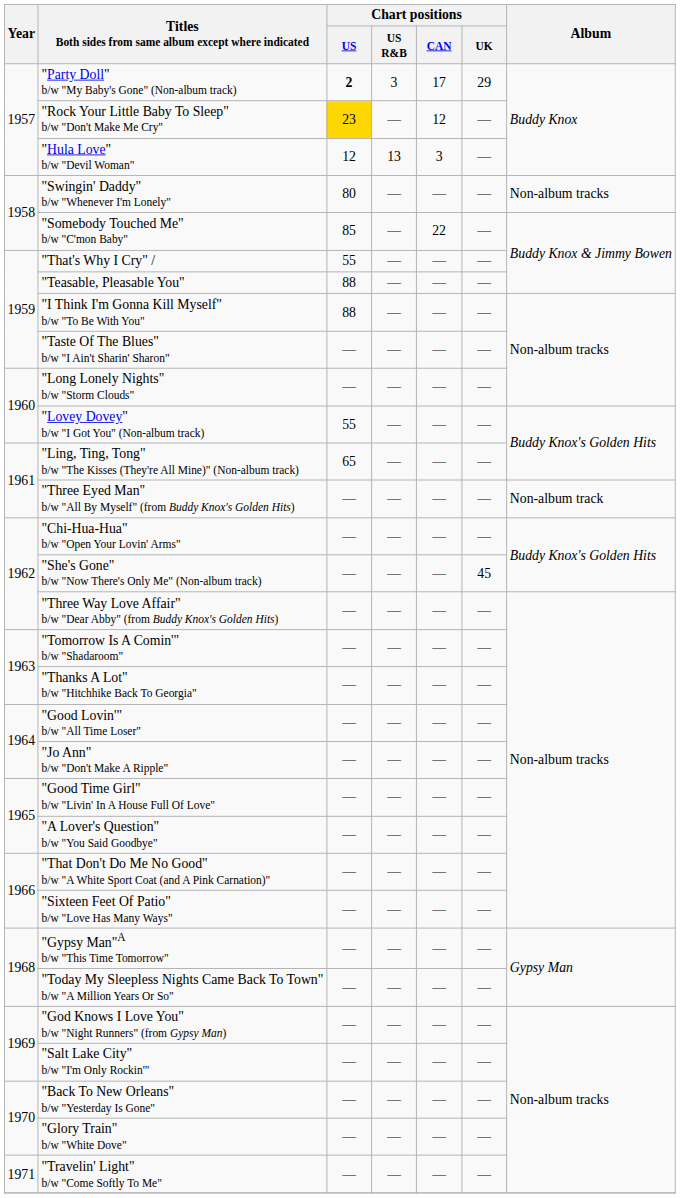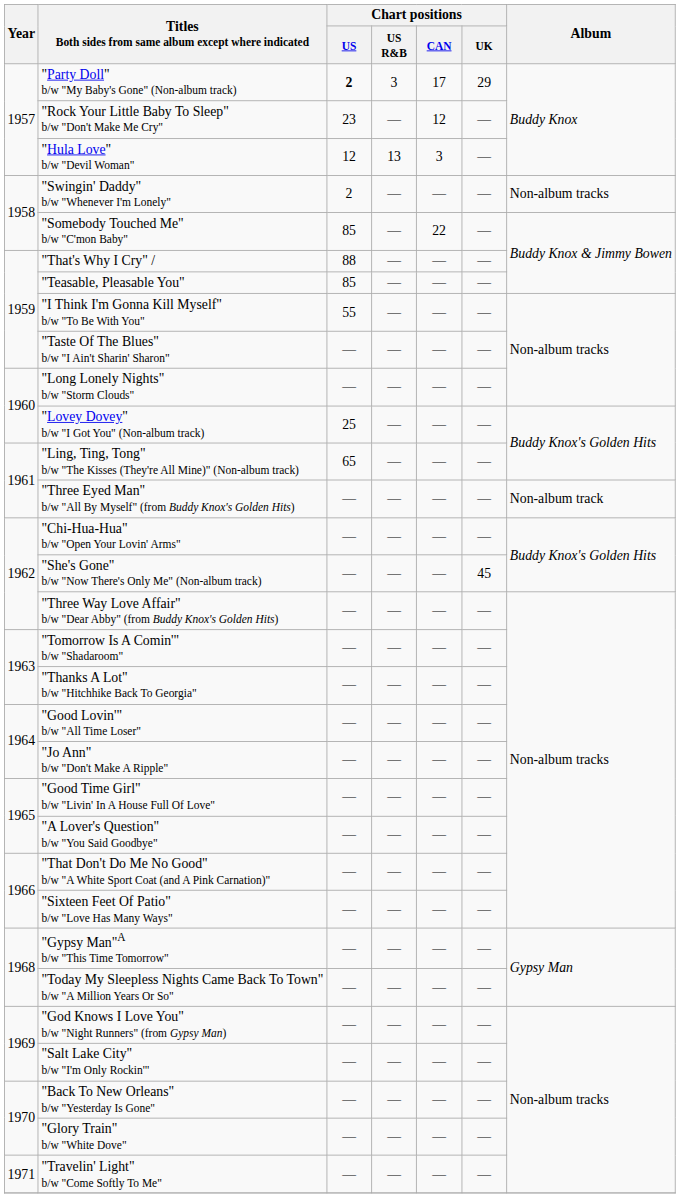(349, 119) gold background -> (349, 119) no background
(349, 194) 80 -> (349, 194) 2
(349, 261) 55 -> (349, 261) 88
(349, 282) 88 -> (349, 282) 85
(349, 312) 88 -> (349, 312) 55
(349, 424) 55 -> (349, 424) 25
